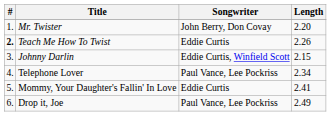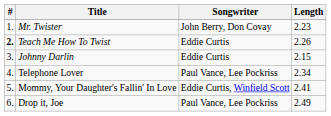(302, 27) 2.20 -> (302, 27) 2.23
(235, 57) Eddie Curtis, Winfield Scott -> (205, 57) Eddie Curtis
(205, 88) Eddie Curtis -> (235, 88) Eddie Curtis, Winfield Scott
